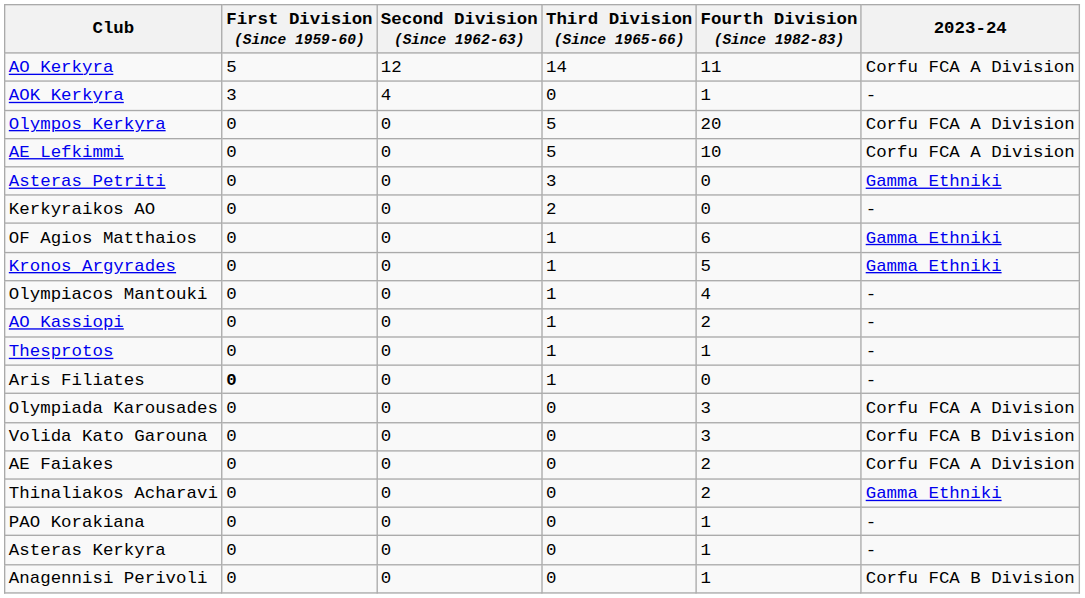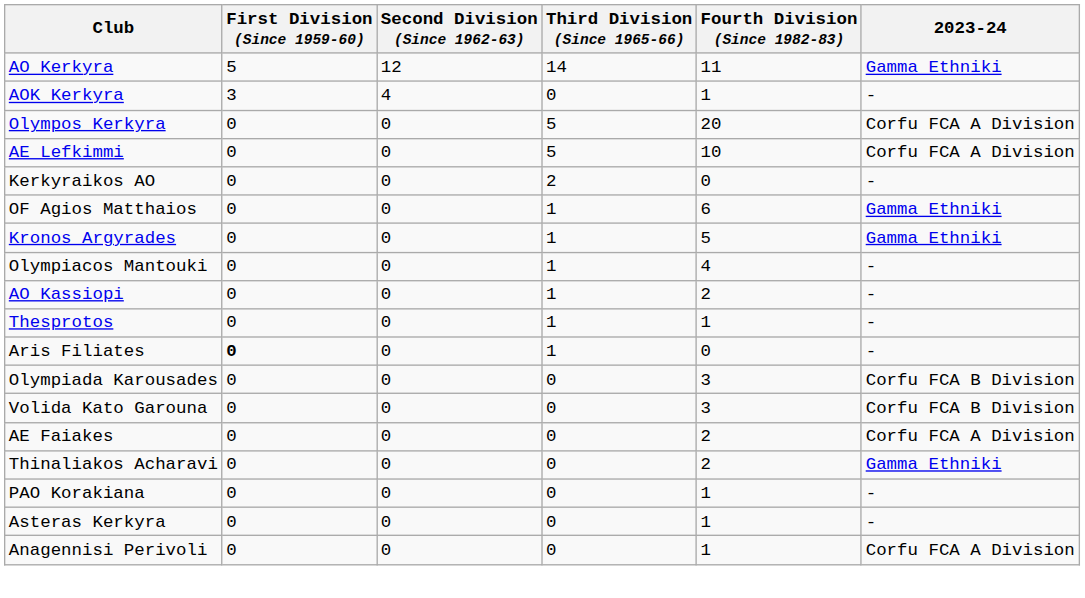(970, 67) Corfu FCA A Division -> (934, 67) Gamma Ethniki
- row: (87, 181)
(970, 408) Corfu FCA A Division -> (970, 380) Corfu FCA B Division
(970, 578) Corfu FCA B Division -> (970, 550) Corfu FCA A Division
